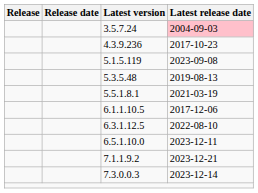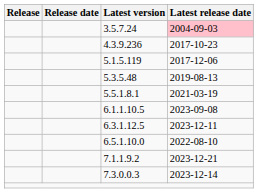(194, 61) 2023-09-08 -> (194, 61) 2017-12-06
(194, 110) 2017-12-06 -> (194, 110) 2023-09-08
(194, 126) 2022-08-10 -> (194, 126) 2023-12-11
(194, 142) 2023-12-11 -> (194, 142) 2022-08-10
